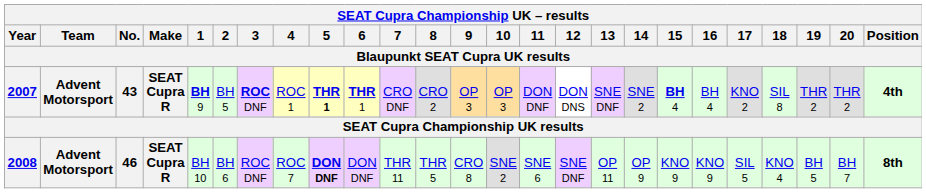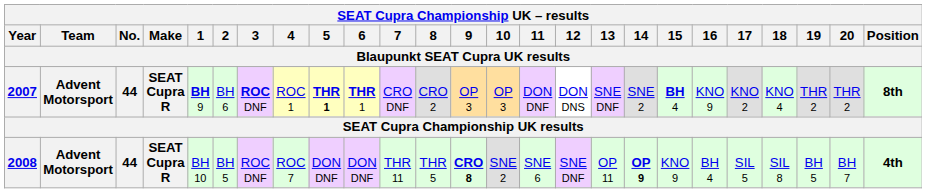(130, 91) 43 -> (130, 91) 44
(225, 98) BH 5 -> (225, 98) BH 6
(710, 98) BH 4 -> (710, 98) KNO 9
(780, 98) SIL 8 -> (780, 98) KNO 4
(893, 91) 4th -> (893, 91) 8th
(130, 162) 46 -> (130, 162) 44
(225, 169) BH 6 -> (225, 169) BH 5
(326, 169) bold -> (326, 169) normal
(469, 169) normal -> (469, 169) bold
(641, 169) normal -> (641, 169) bold
(710, 169) KNO 9 -> (710, 169) BH 4
(780, 169) KNO 4 -> (780, 169) SIL 8
(893, 162) 8th -> (893, 162) 4th
